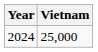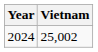(59, 36) 25,000 -> (59, 36) 25,002
